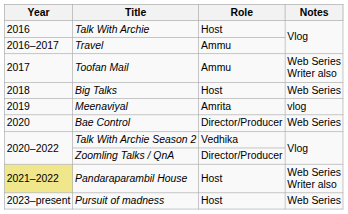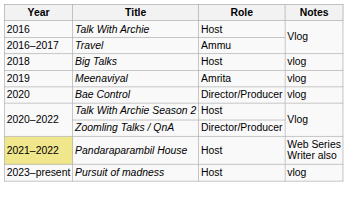- row: (102, 68)
(314, 90) Web Series -> (297, 62) vlog
(314, 123) Web Series -> (297, 95) vlog
(220, 139) Vedhika -> (212, 111) Host
(314, 201) Web Series -> (297, 172) vlog
